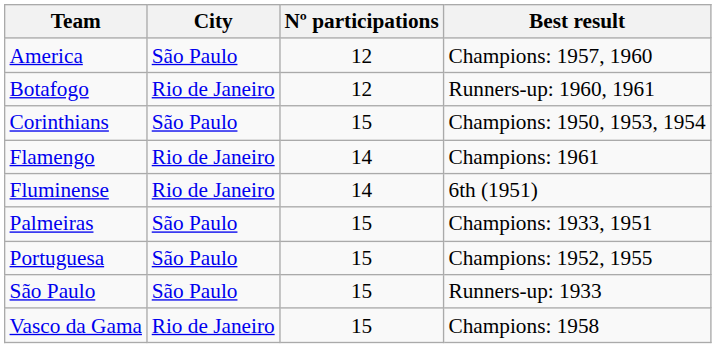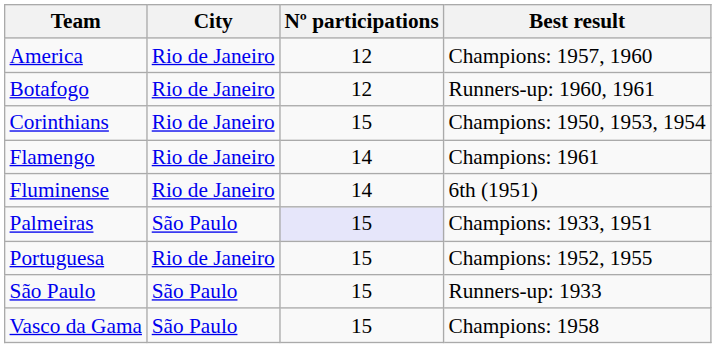(195, 55) São Paulo -> (213, 55) Rio de Janeiro
(195, 122) São Paulo -> (213, 122) Rio de Janeiro
(362, 223) no background -> (362, 223) lavender background
(195, 257) São Paulo -> (213, 257) Rio de Janeiro
(213, 325) Rio de Janeiro -> (195, 325) São Paulo
